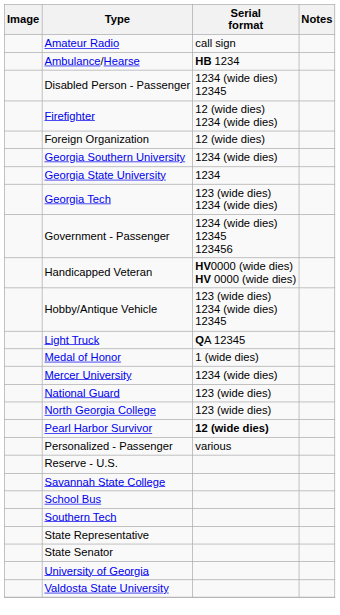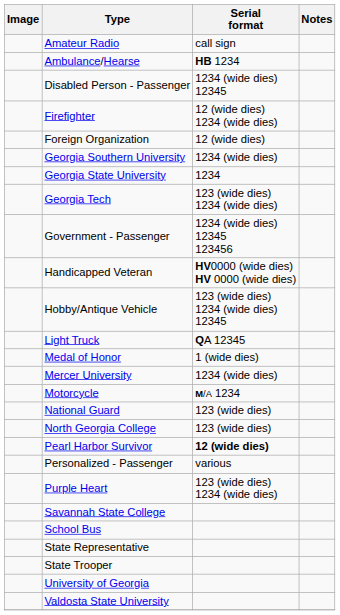+ row: (72, 393)
+ row: (76, 488)
- row: (81, 464)
- row: (80, 517)
- row: (79, 553)
+ row: (78, 565)
